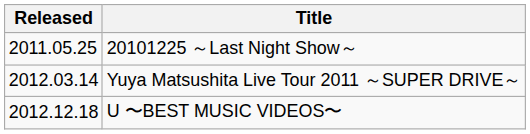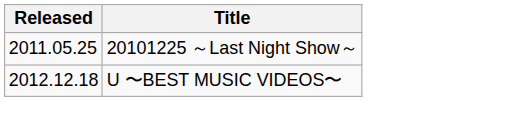- row: (314, 80)
